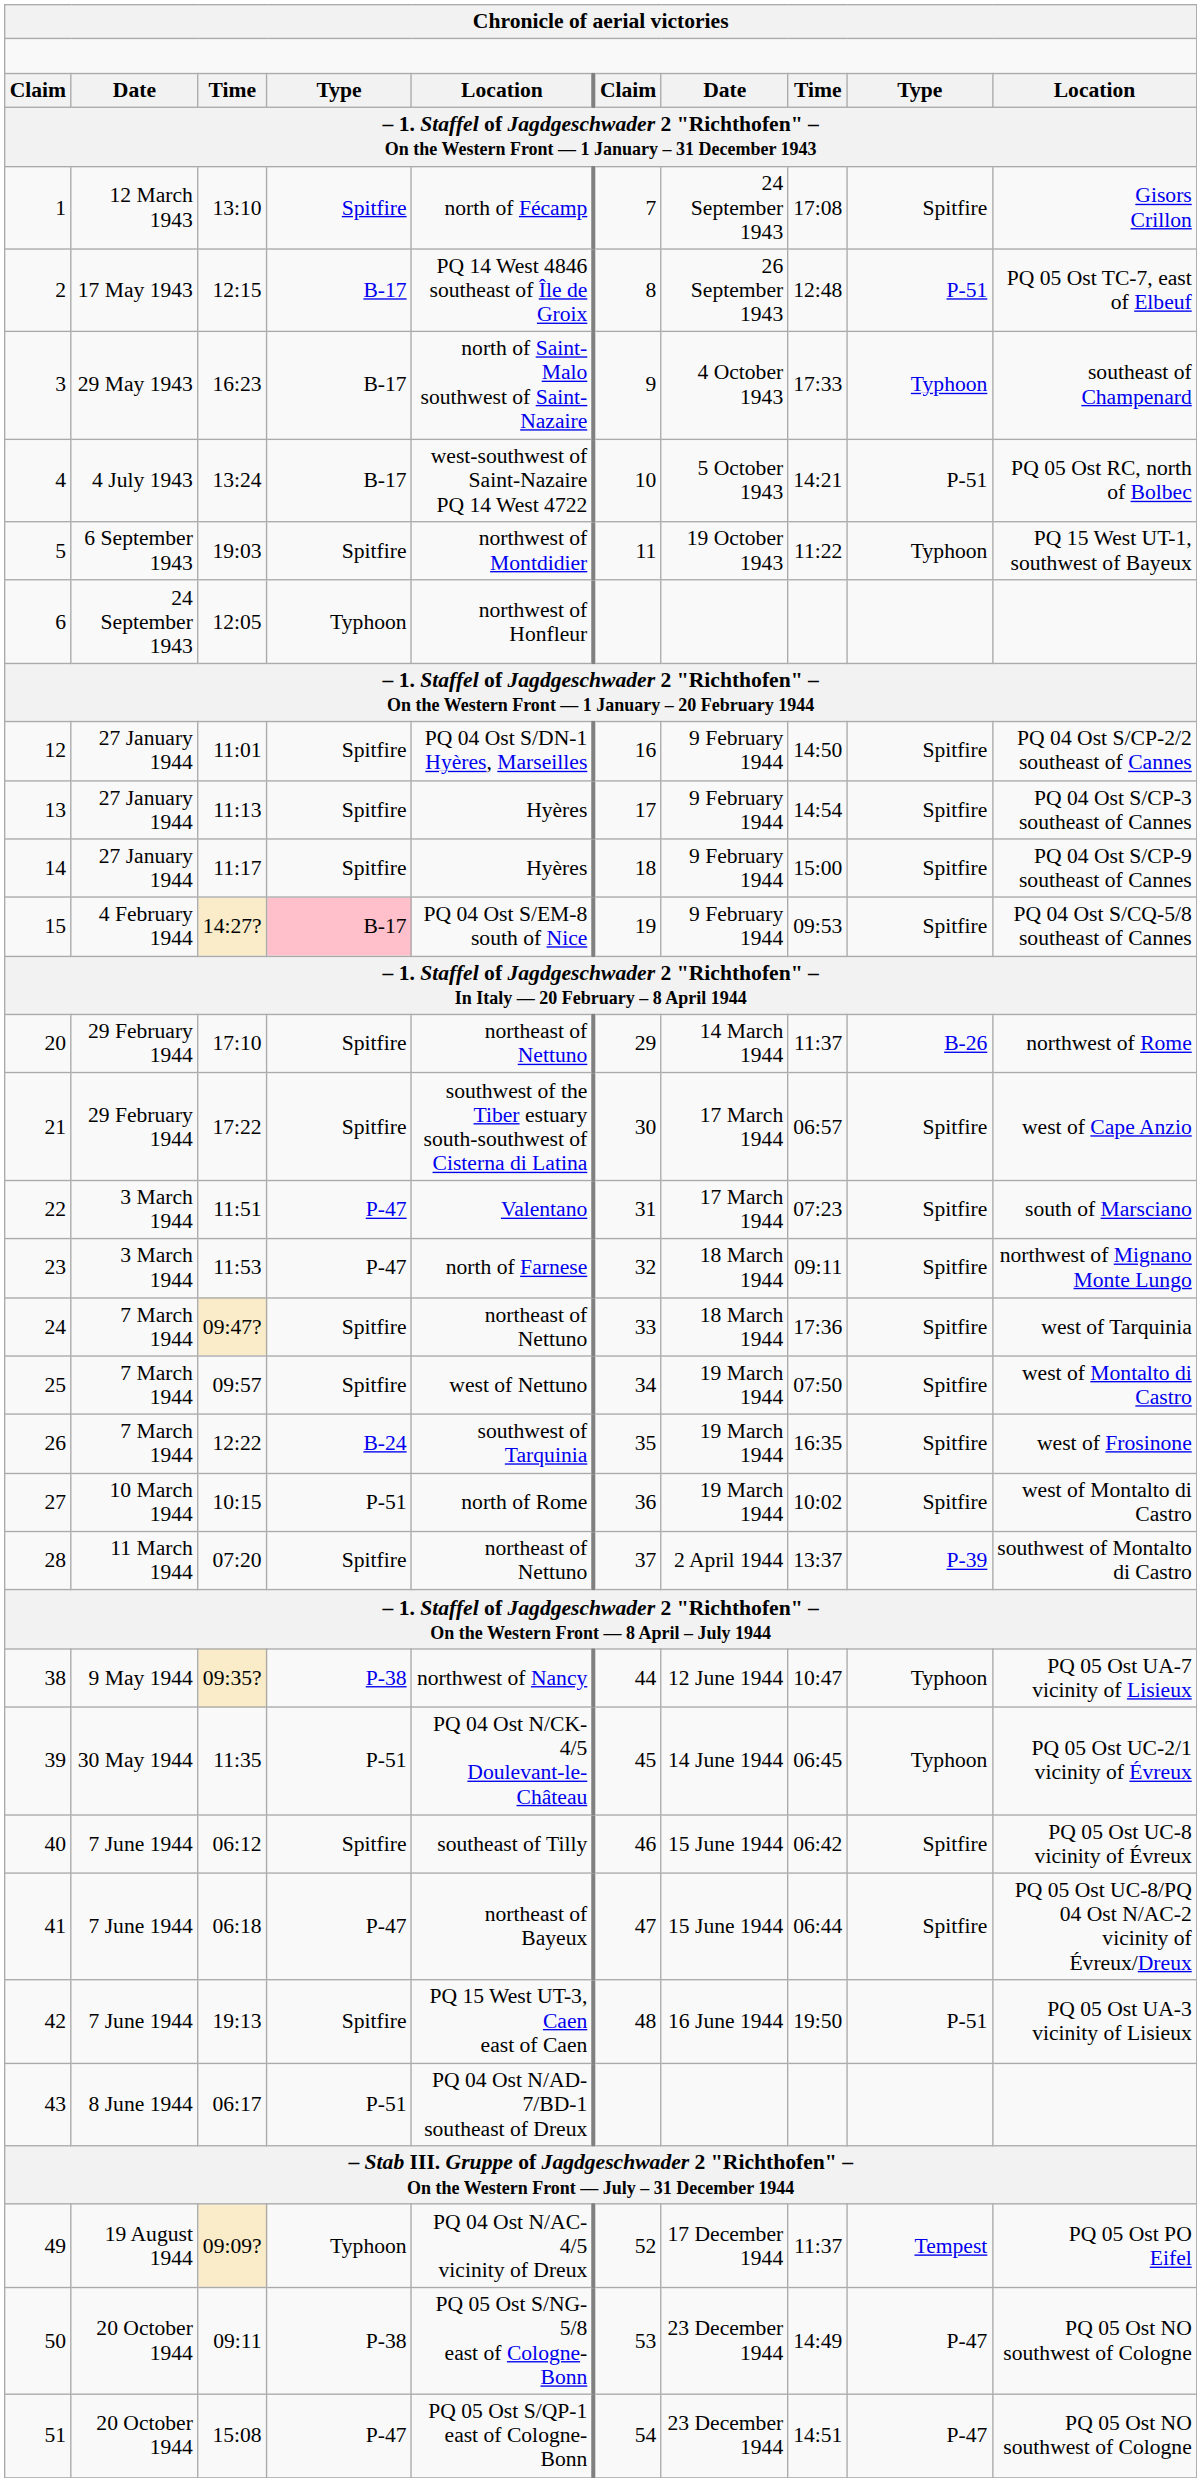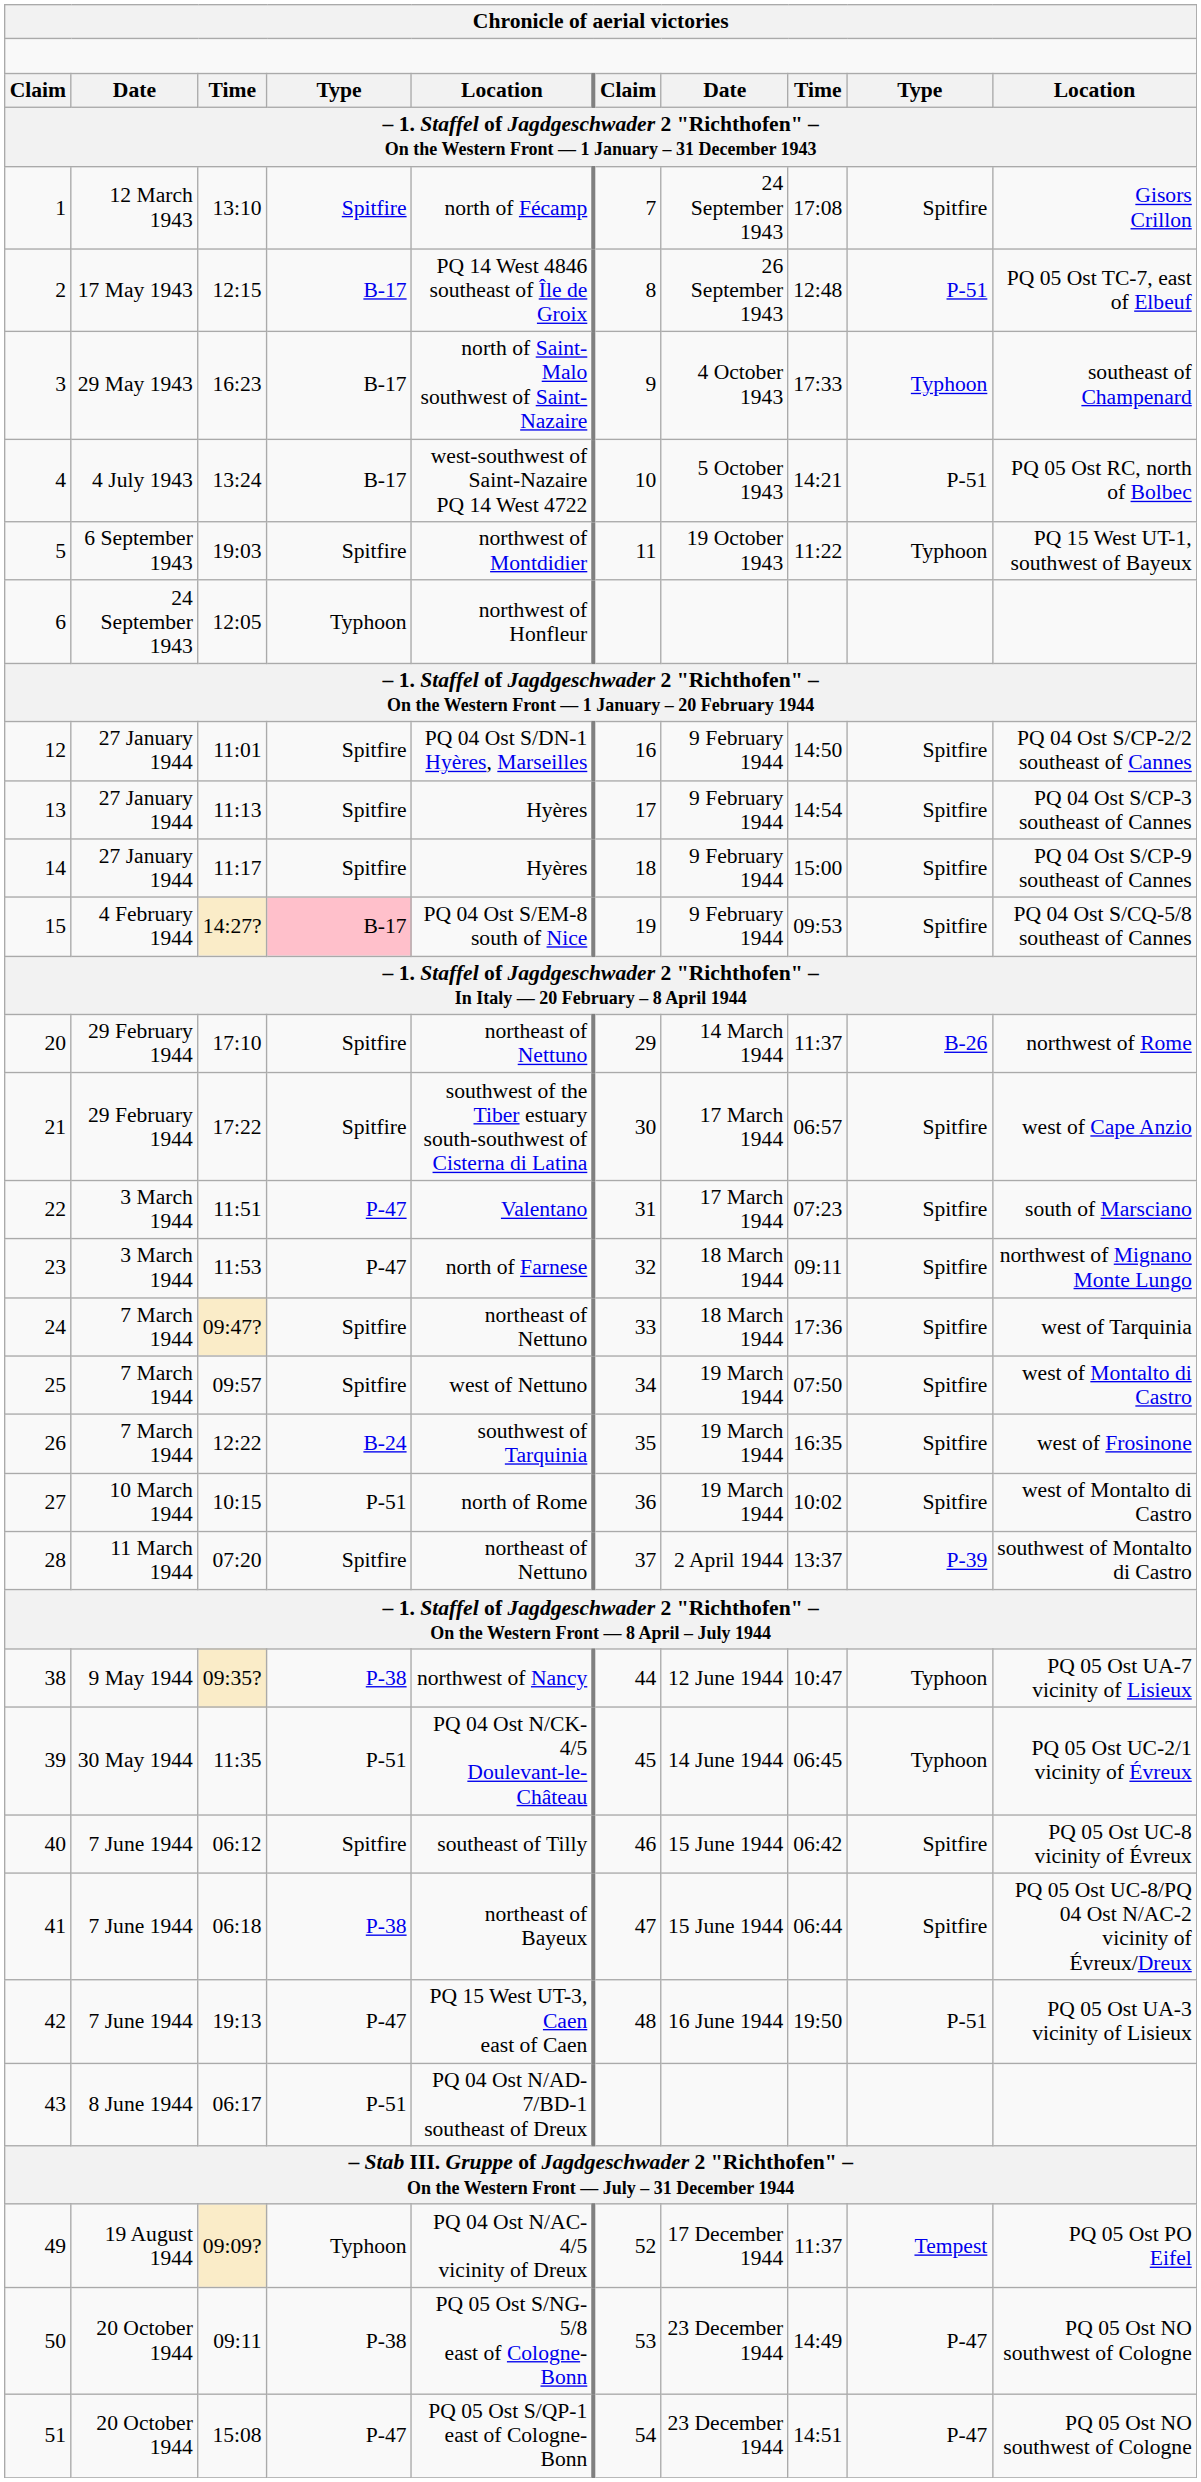(386, 1926) P-47 -> (386, 1926) P-38
(374, 2021) Spitfire -> (386, 2021) P-47
